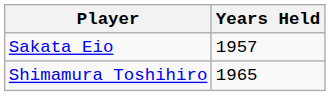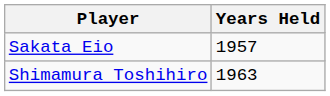(237, 76) 1965 -> (237, 76) 1963
